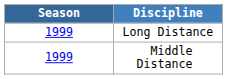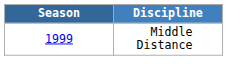- row: (168, 33)
